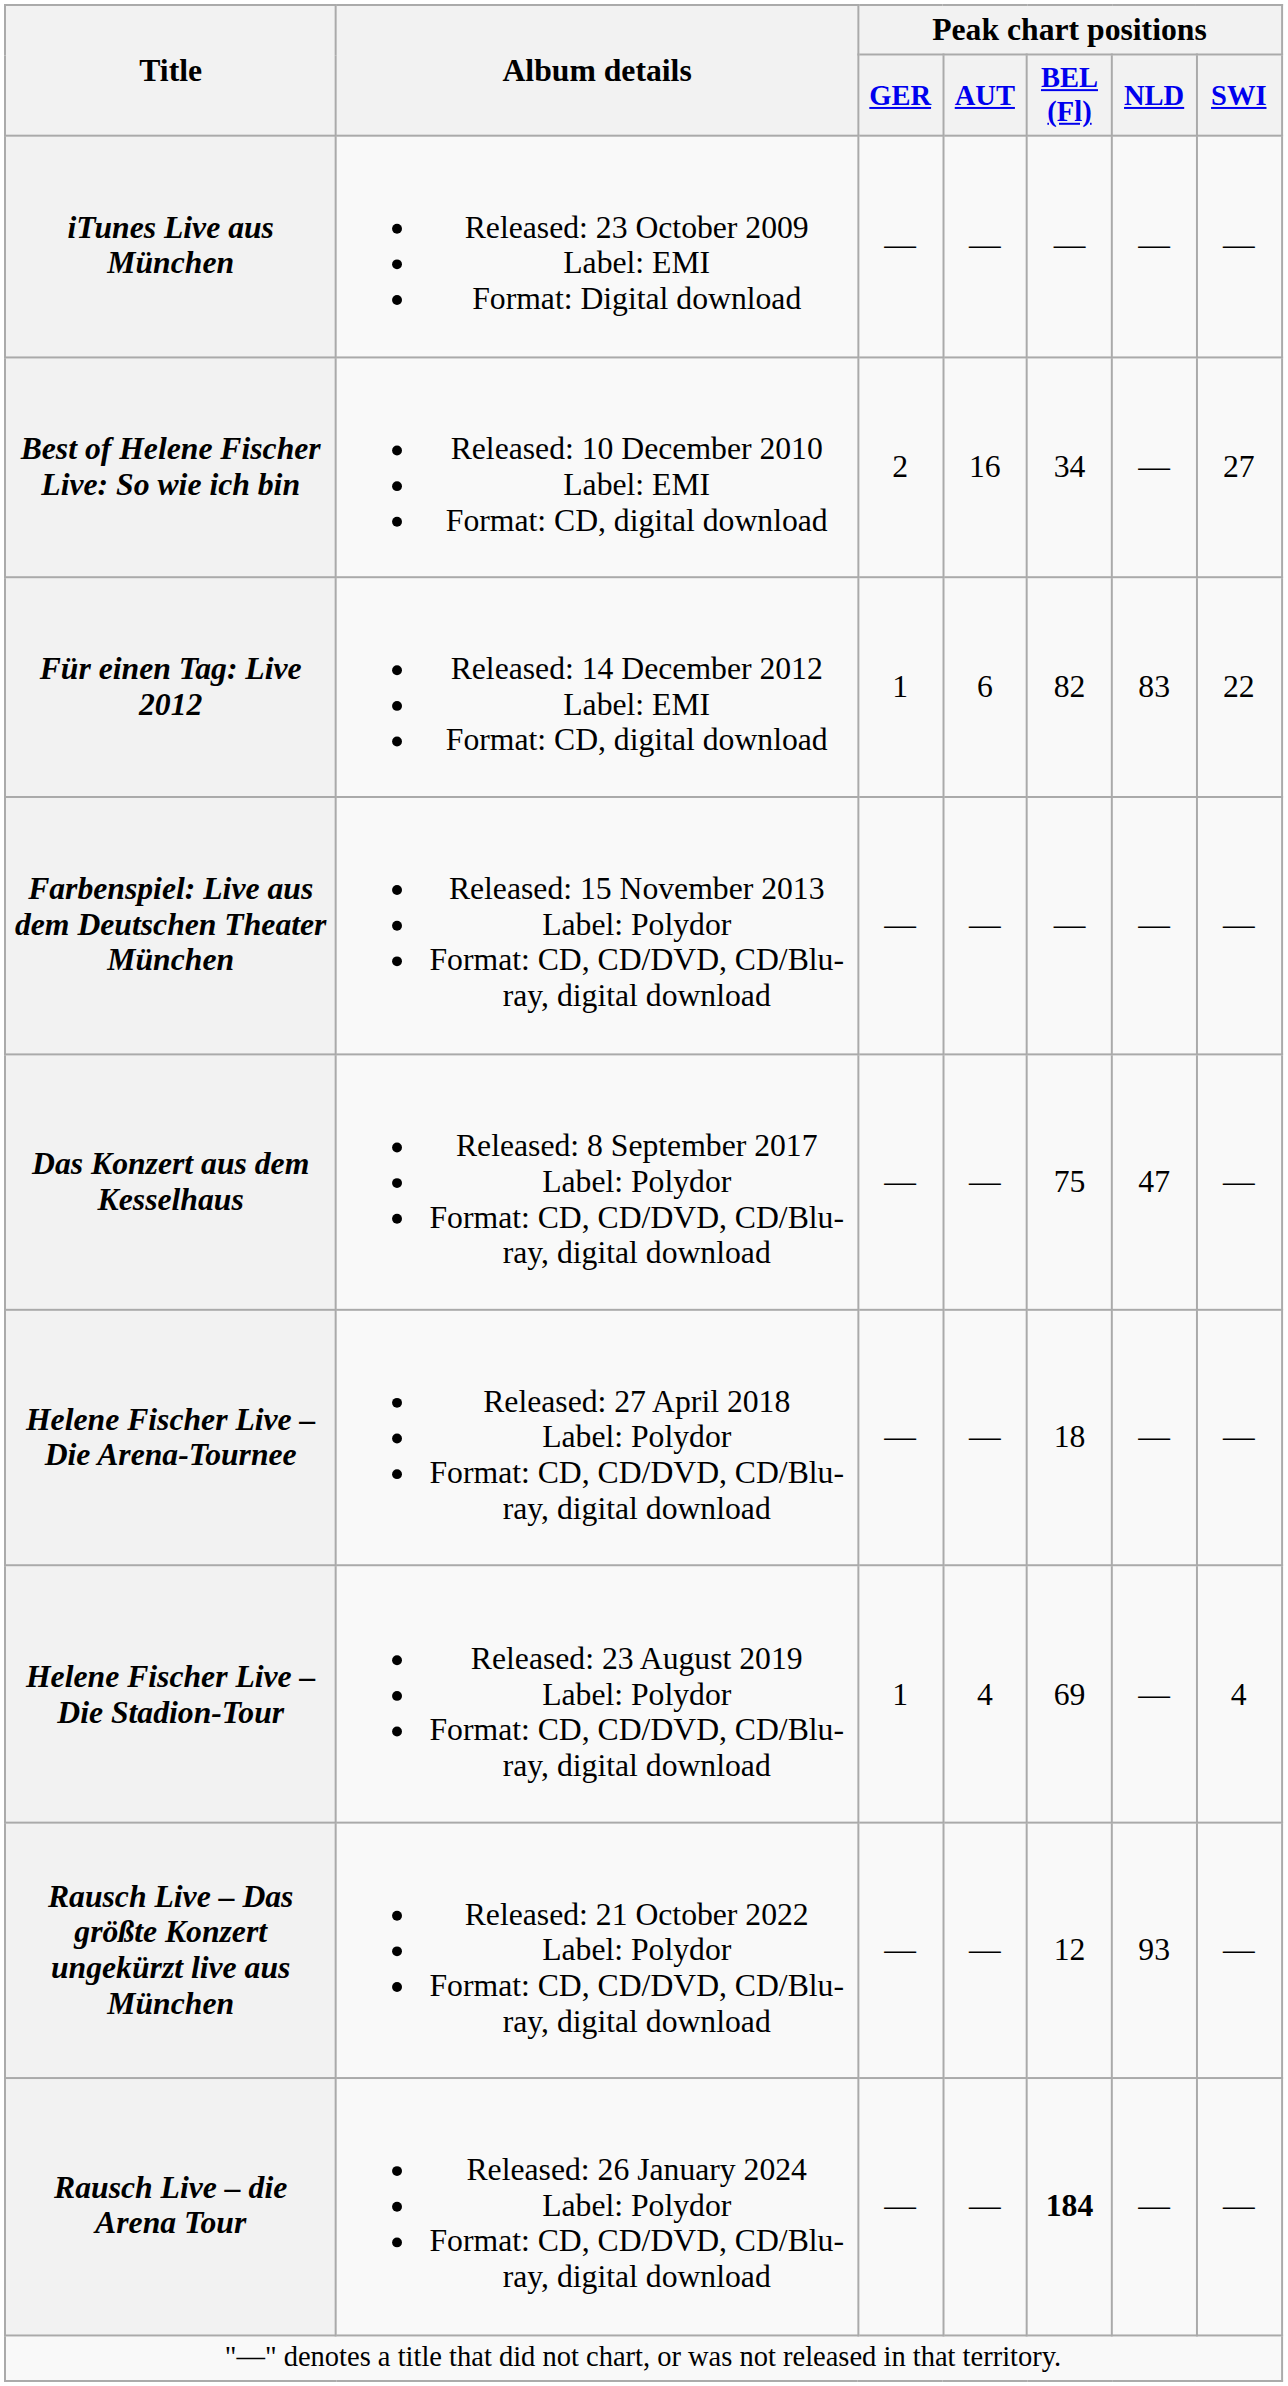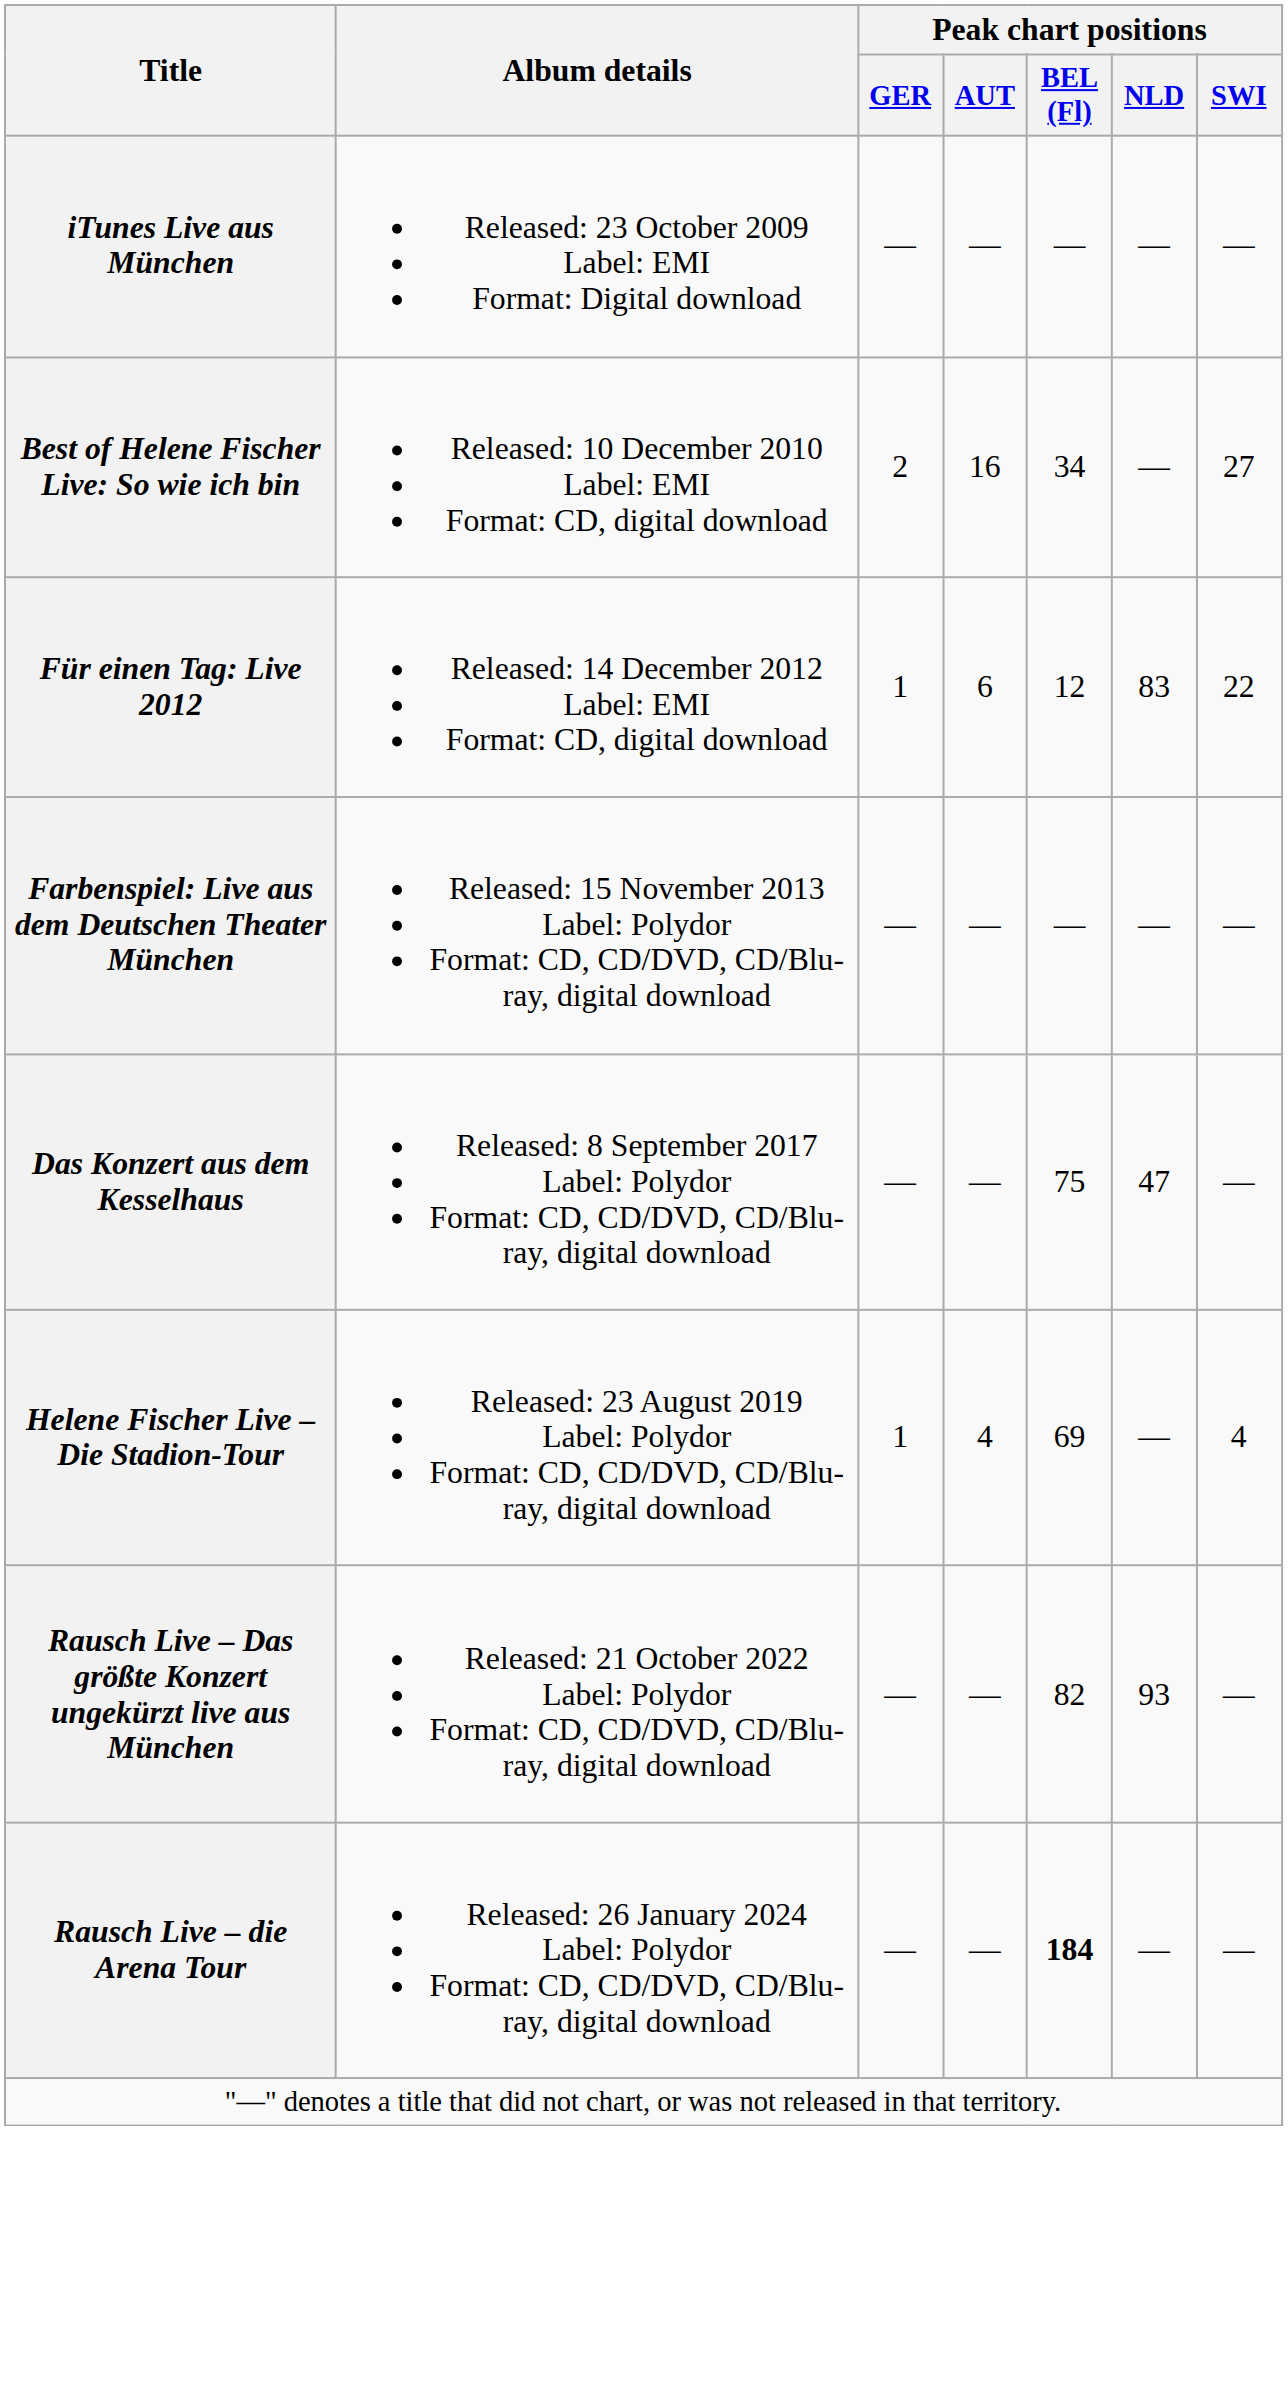(1069, 686) 82 -> (1069, 686) 12
- row: (171, 1437)
(1069, 1949) 12 -> (1069, 1693) 82
